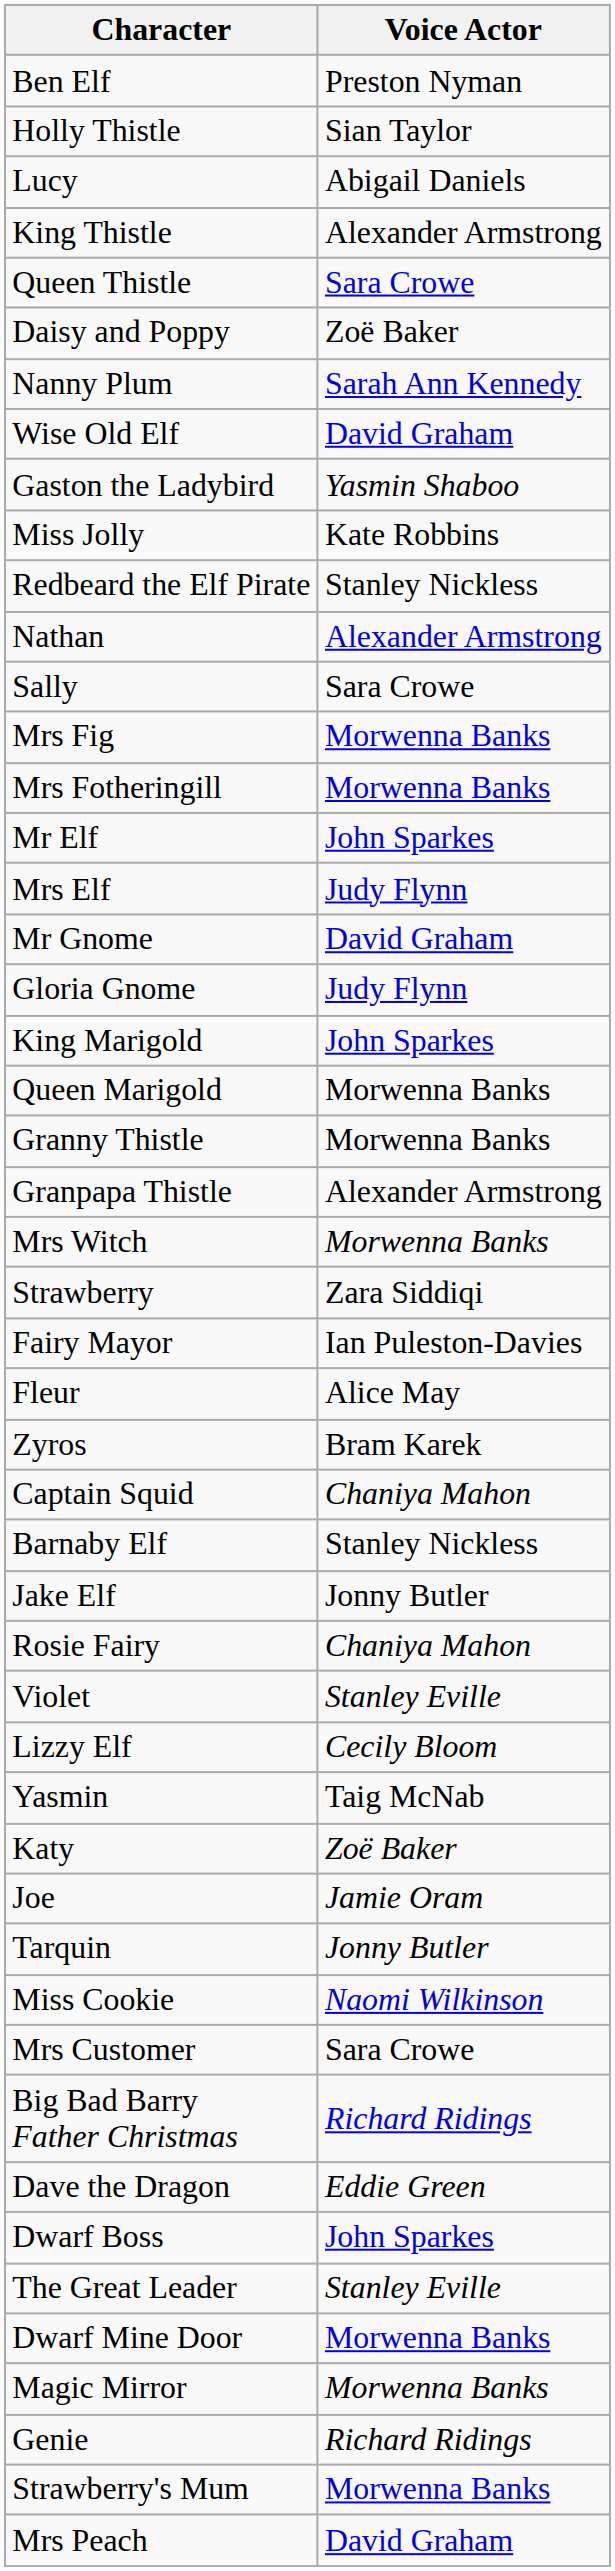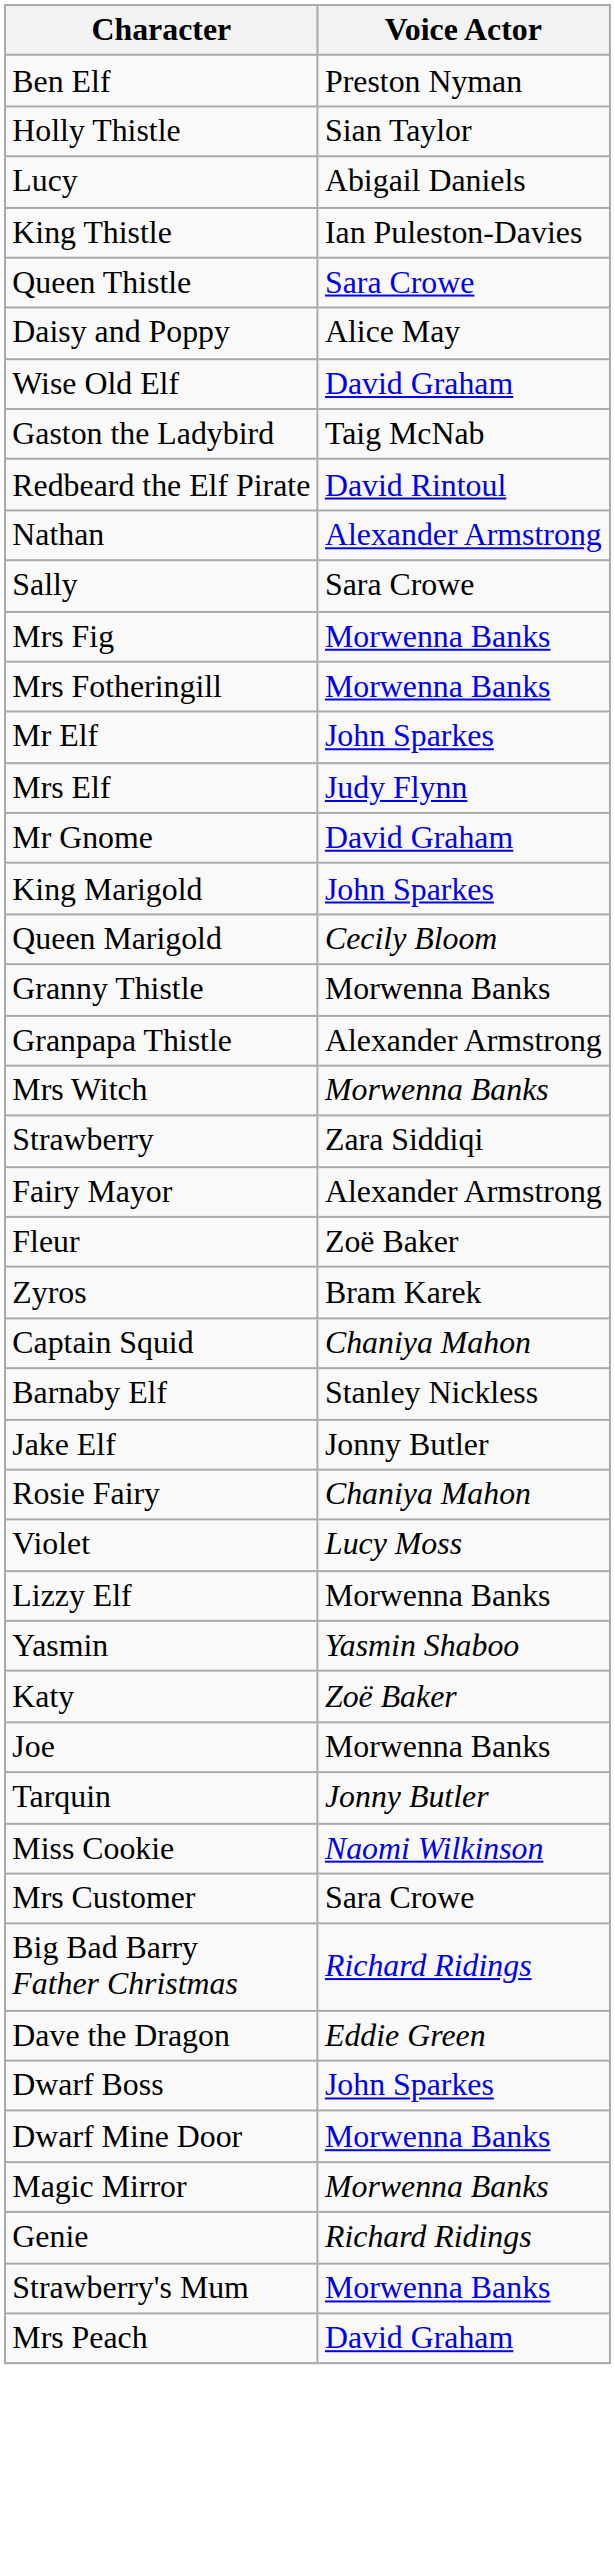(463, 231) Alexander Armstrong -> (454, 231) Ian Puleston-Davies
(392, 332) Zoë Baker -> (393, 332) Alice May
- row: (92, 383)
(422, 484) Yasmin Shaboo -> (405, 433) Taig McNab
- row: (78, 534)
(432, 585) Stanley Nickless -> (416, 484) David Rintoul
- row: (104, 989)
(438, 1090) Morwenna Banks -> (411, 938) Cecily Bloom
(454, 1342) Ian Puleston-Davies -> (463, 1191) Alexander Armstrong
(393, 1393) Alice May -> (392, 1241) Zoë Baker
(413, 1696) Stanley Eville -> (393, 1544) Lucy Moss
(411, 1746) Cecily Bloom -> (438, 1595) Morwenna Banks
(405, 1797) Taig McNab -> (422, 1645) Yasmin Shaboo
(404, 1898) Jamie Oram -> (438, 1746) Morwenna Banks
- row: (125, 2287)
